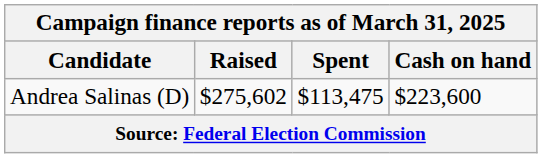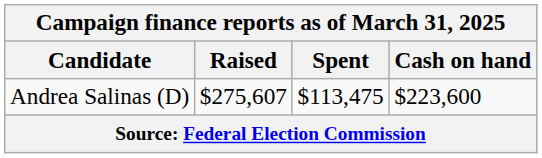(243, 96) $275,602 -> (243, 96) $275,607
